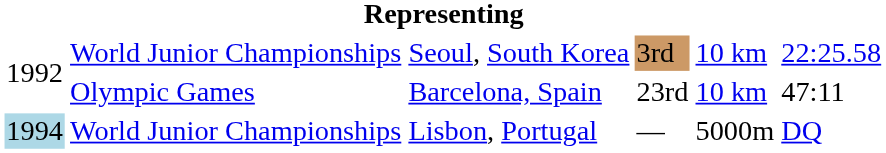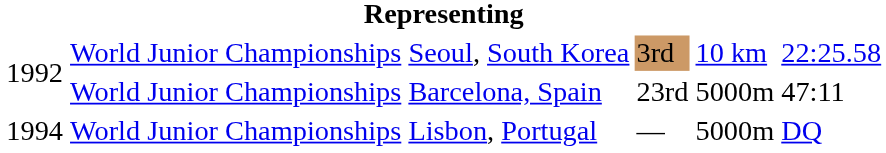(162, 91) Olympic Games -> (236, 91) World Junior Championships
(731, 91) 10 km -> (735, 91) 5000m
(35, 130) lightblue background -> (35, 130) no background
